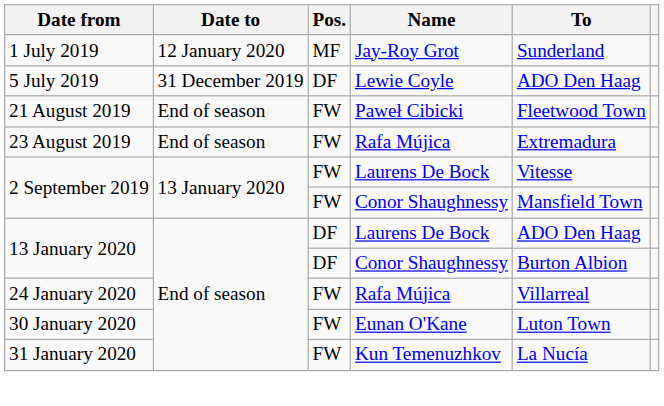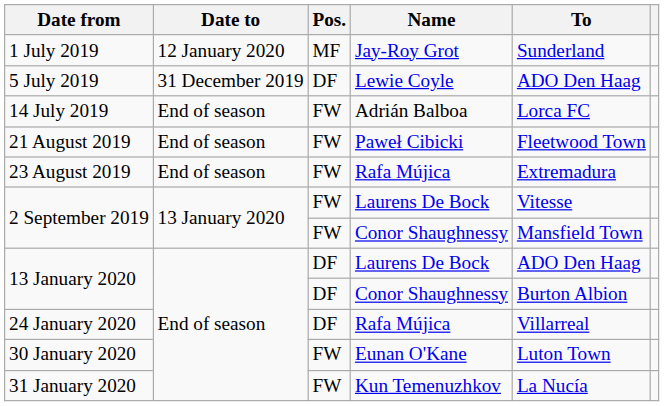+ row: (59, 111)
(327, 293) FW -> (325, 324) DF
